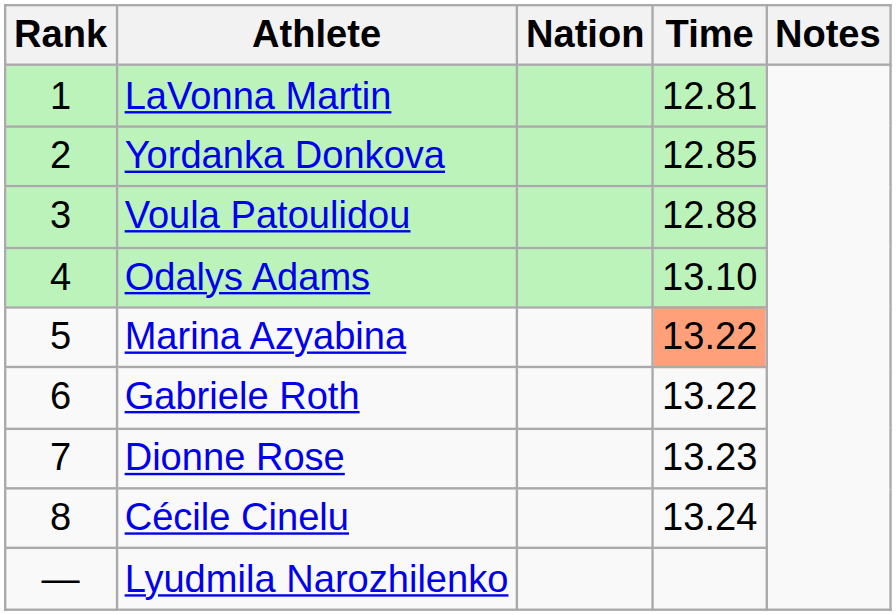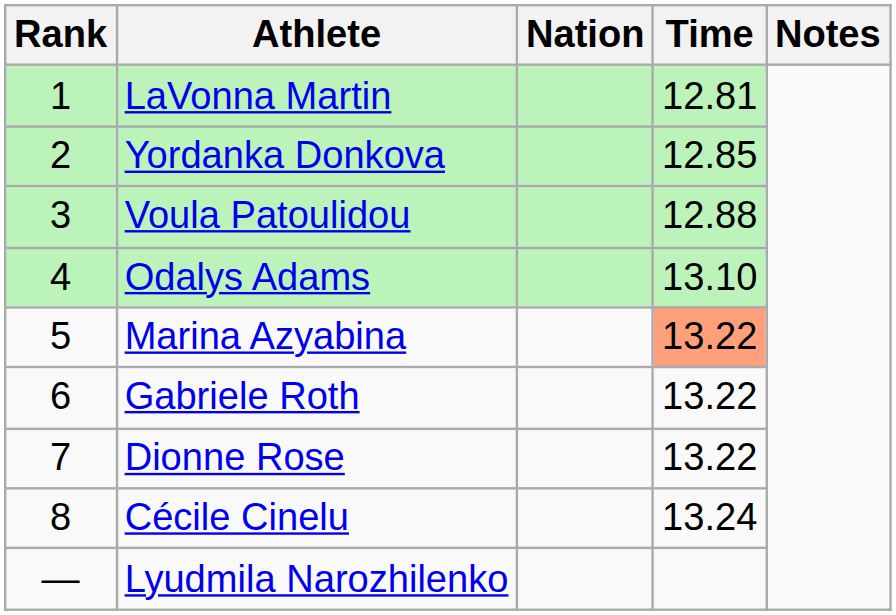(710, 457) 13.23 -> (710, 457) 13.22
